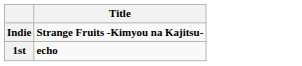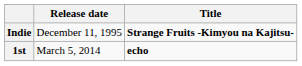+ column: (79, 13)
